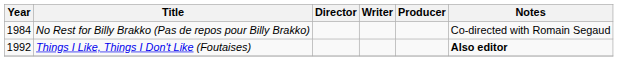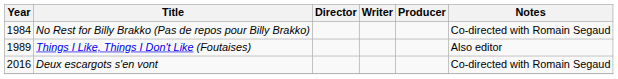(19, 47) 1992 -> (19, 47) 1989
(479, 47) bold -> (476, 47) normal
+ row: (97, 64)
